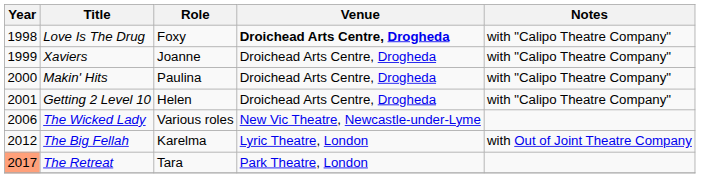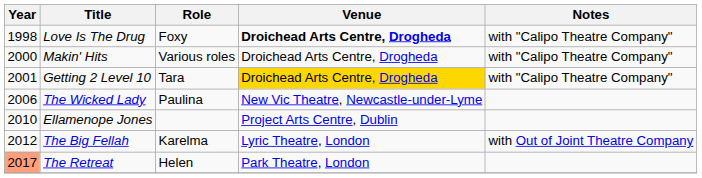- row: (65, 57)
(179, 78) Paulina -> (197, 57) Various roles
(174, 99) Helen -> (171, 78) Tara
(338, 99) no background -> (339, 78) gold background
(195, 120) Various roles -> (181, 99) Paulina
+ row: (98, 120)
(170, 162) Tara -> (176, 162) Helen
